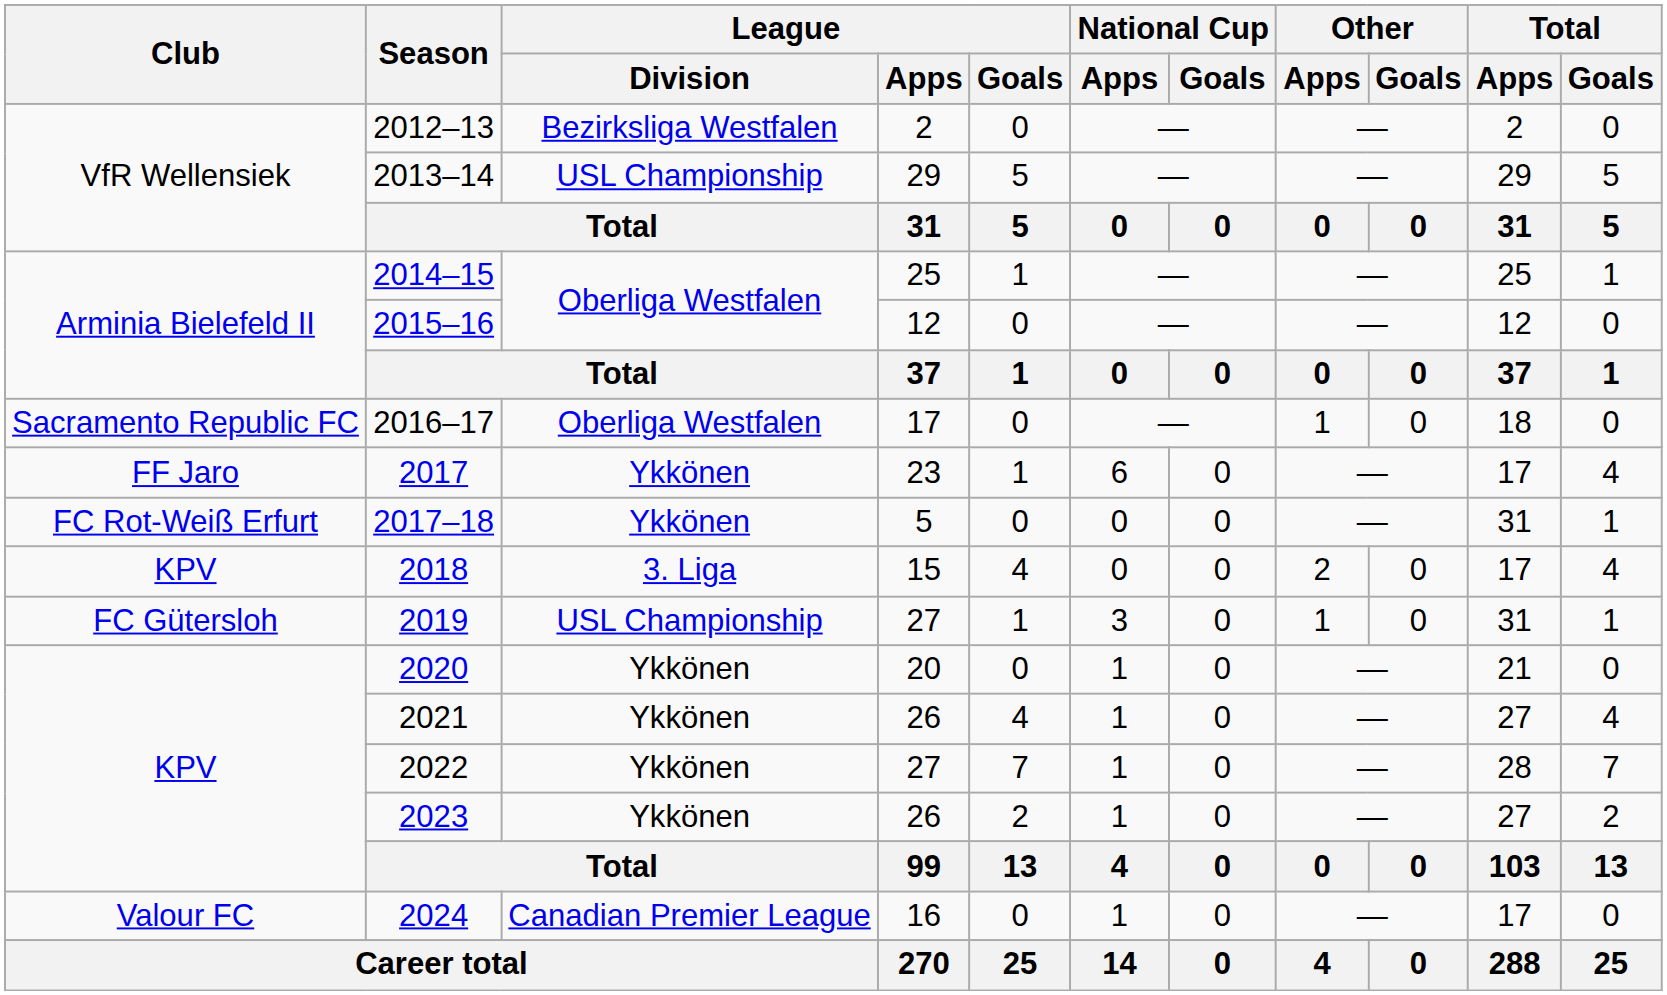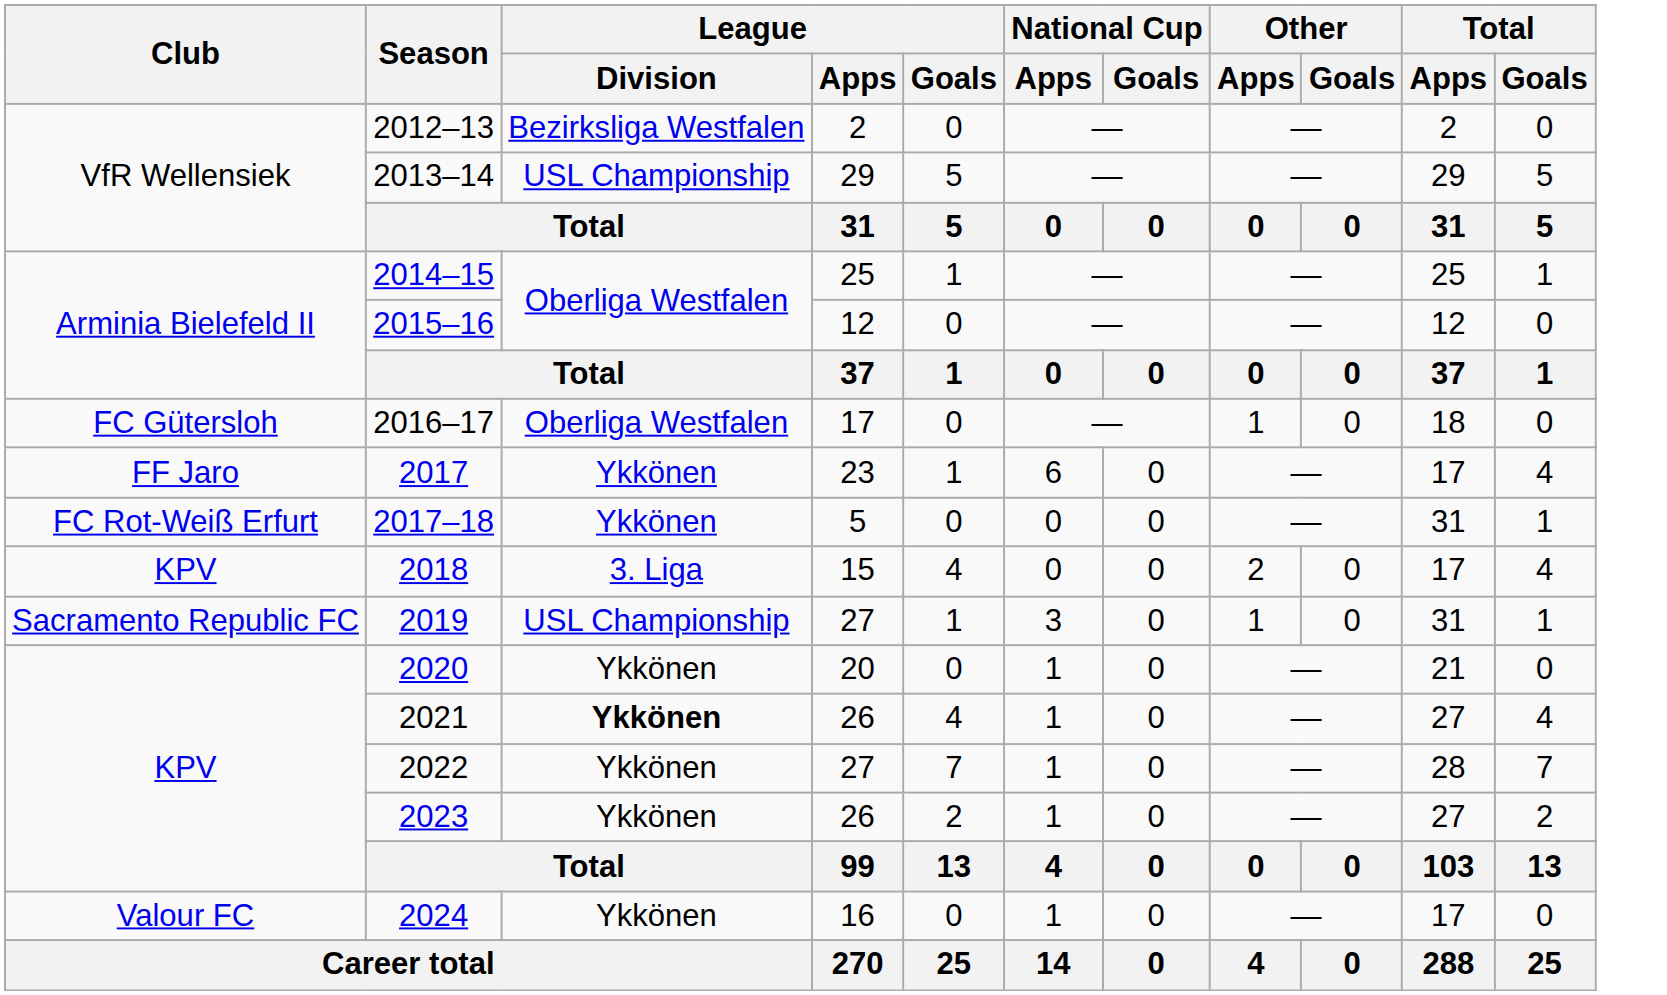(186, 422) Sacramento Republic FC -> (185, 422) FC Gütersloh
(185, 619) FC Gütersloh -> (186, 619) Sacramento Republic FC
(690, 718) normal -> (656, 718) bold
(690, 915) Canadian Premier League -> (656, 915) Ykkönen
